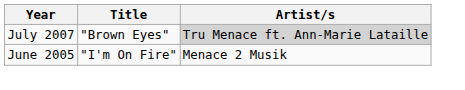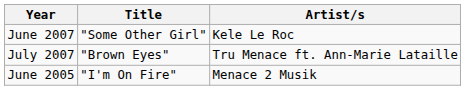+ row: (41, 35)
(305, 35) lightgrey background -> (335, 55) no background
